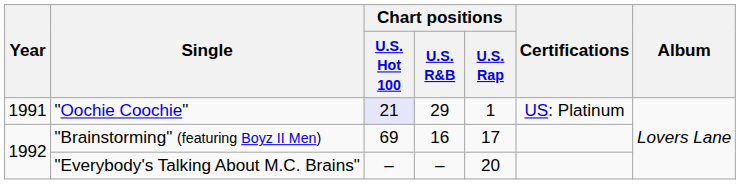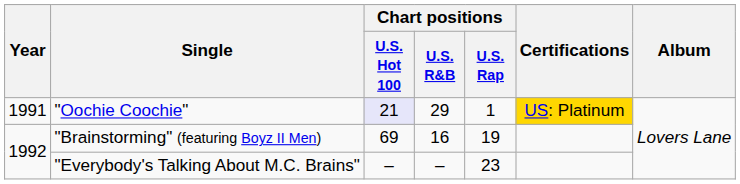(574, 110) no background -> (574, 110) gold background
(490, 138) 17 -> (490, 138) 19
(490, 165) 20 -> (490, 165) 23
